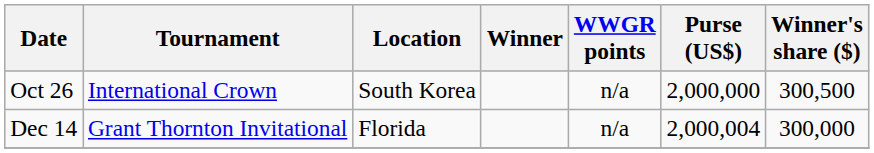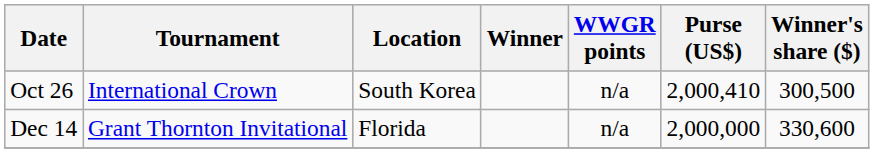(713, 90) 2,000,000 -> (713, 90) 2,000,410
(713, 128) 2,000,004 -> (713, 128) 2,000,000
(817, 128) 300,000 -> (817, 128) 330,600
